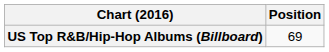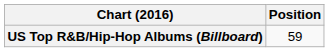(295, 36) 69 -> (295, 36) 59
